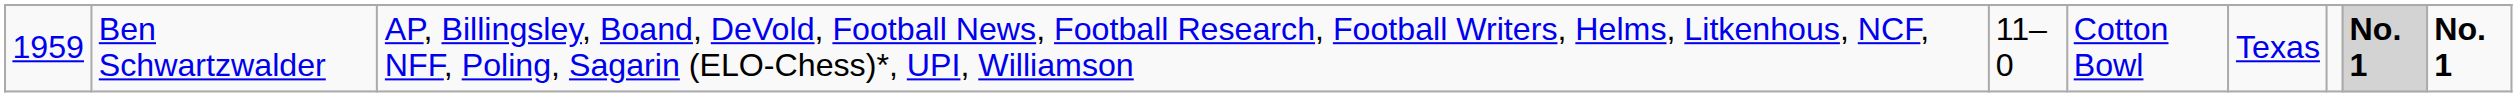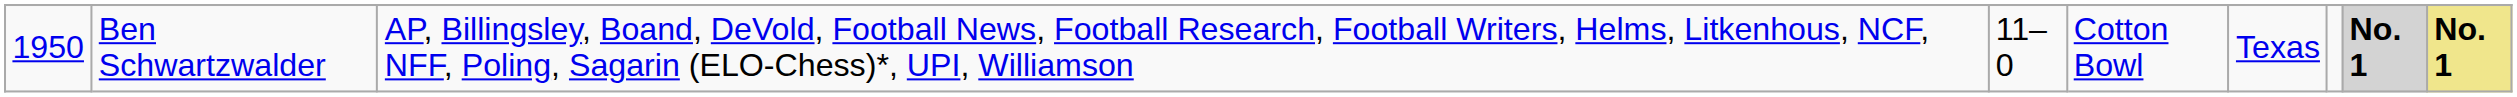(48, 48) 1959 -> (48, 48) 1950
(2460, 48) no background -> (2460, 48) khaki background
